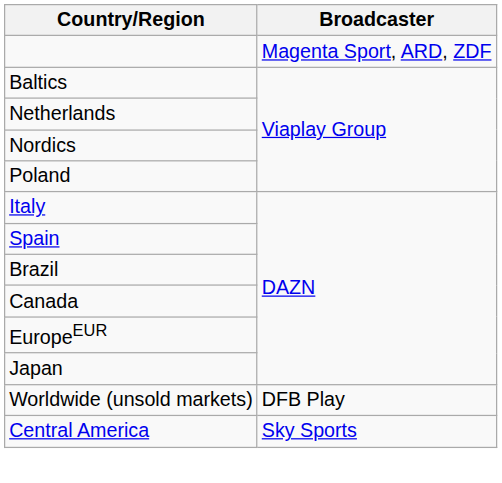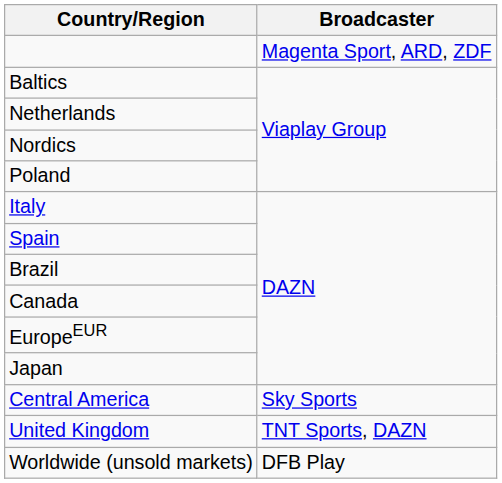rows swapped: (79, 431) <-> (131, 399)
+ row: (79, 431)
